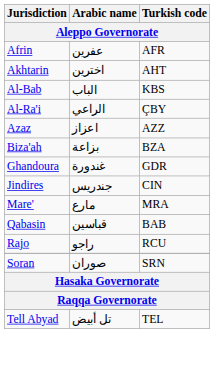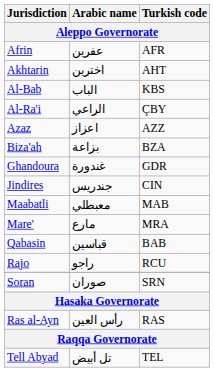+ row: (28, 205)
+ row: (33, 319)
